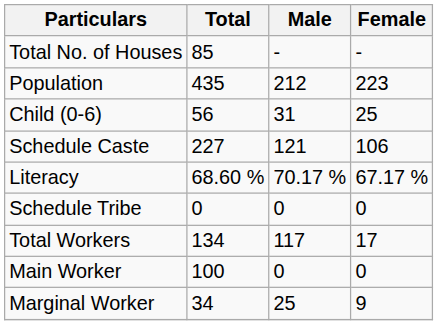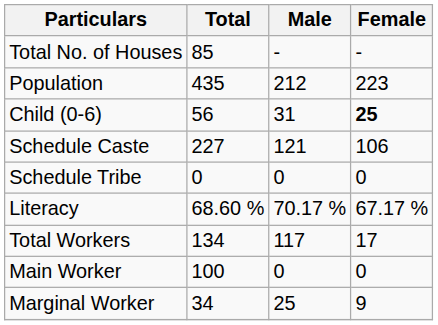(366, 114) normal -> (366, 114) bold
rows swapped: (75, 209) <-> (44, 177)
